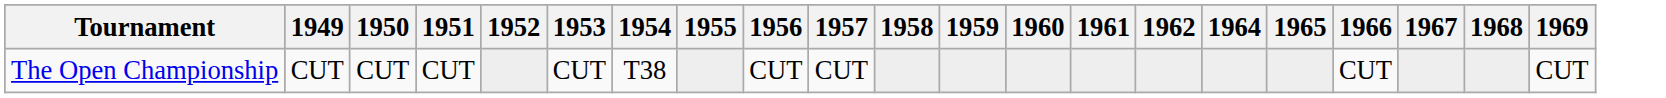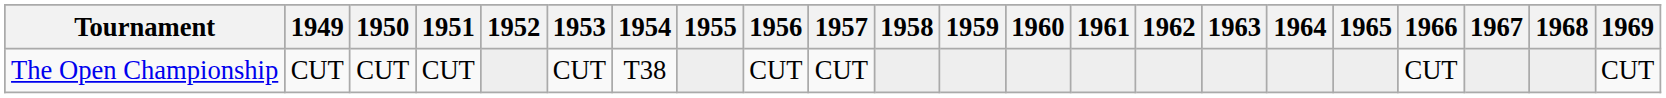+ column: (1234, 26)
